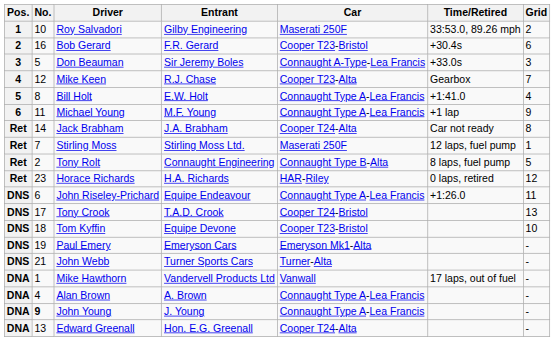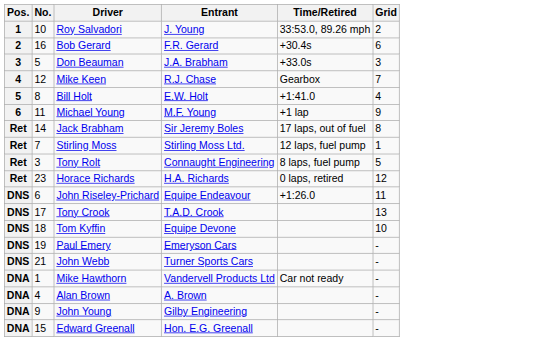- column: (352, 13)
(206, 30) Gilby Engineering -> (184, 30) J. Young
(204, 63) Sir Jeremy Boles -> (196, 63) J.A. Brabham
(196, 129) J.A. Brabham -> (204, 129) Sir Jeremy Boles
(462, 129) Car not ready -> (323, 129) 17 laps, out of fuel
(37, 163) 2 -> (37, 163) 3
(473, 279) 17 laps, out of fuel -> (312, 279) Car not ready
(37, 312) bold -> (37, 312) normal
(184, 312) J. Young -> (206, 312) Gilby Engineering
(40, 329) 13 -> (40, 329) 15
